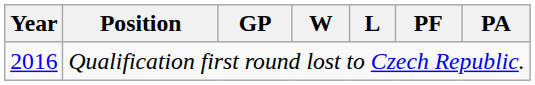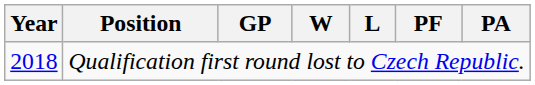(34, 60) 2016 -> (34, 60) 2018
